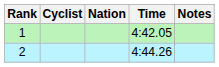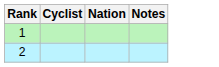- column: (152, 14)
